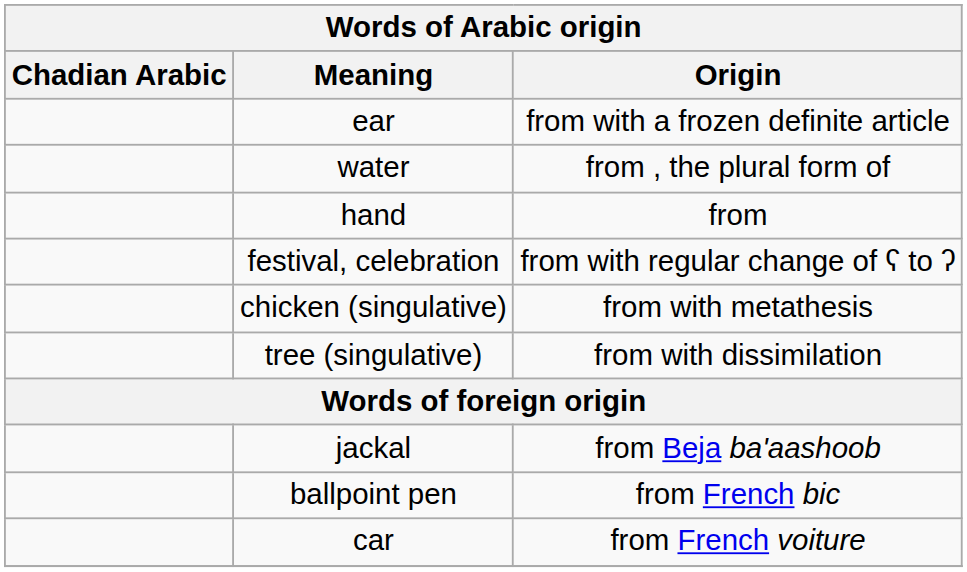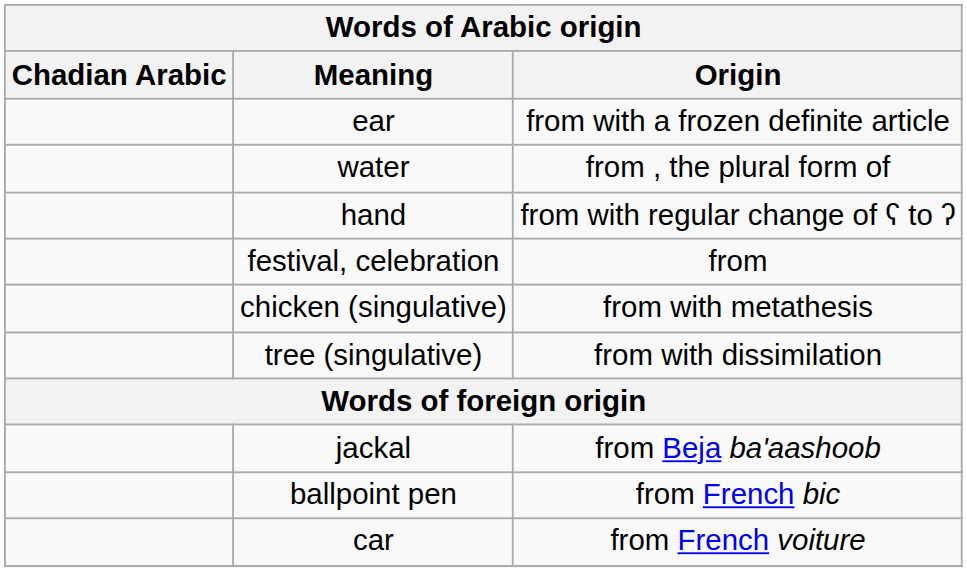(738, 214) from -> (738, 214) from with regular change of ʕ to ʔ
(738, 261) from with regular change of ʕ to ʔ -> (738, 261) from
